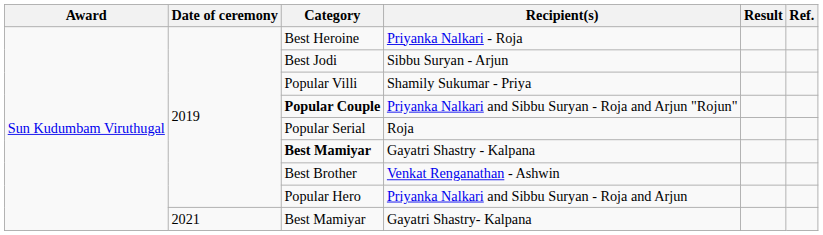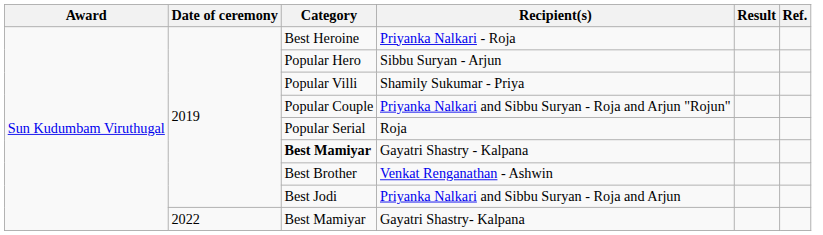(311, 60) Best Jodi -> (323, 60) Popular Hero
(332, 106) bold -> (329, 106) normal
(323, 196) Popular Hero -> (311, 196) Best Jodi
(186, 219) 2021 -> (186, 219) 2022
